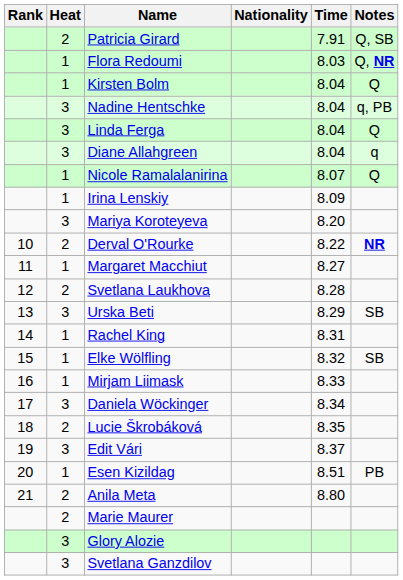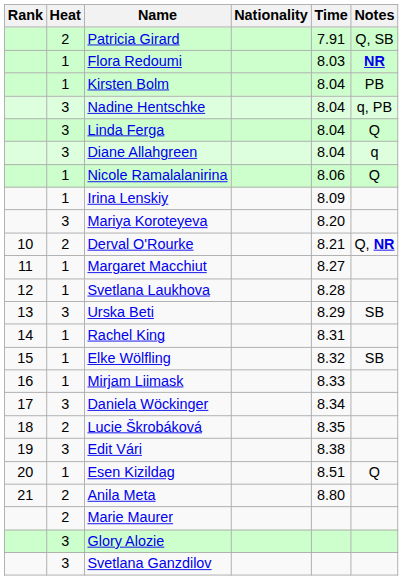(374, 61) Q, NR -> (374, 61) NR
(374, 84) Q -> (374, 84) PB
(331, 175) 8.07 -> (331, 175) 8.06
(331, 244) 8.22 -> (331, 244) 8.21
(374, 244) NR -> (374, 244) Q, NR
(65, 289) 2 -> (65, 289) 1
(331, 449) 8.37 -> (331, 449) 8.38
(374, 472) PB -> (374, 472) Q
